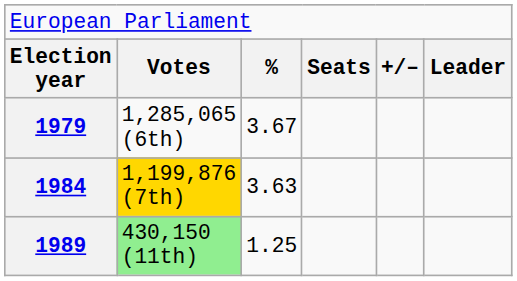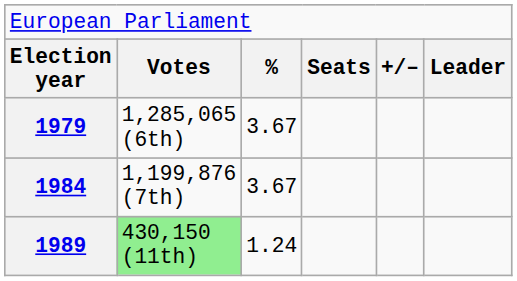(179, 187) gold background -> (179, 187) no background
(272, 187) 3.63 -> (272, 187) 3.67
(272, 246) 1.25 -> (272, 246) 1.24
